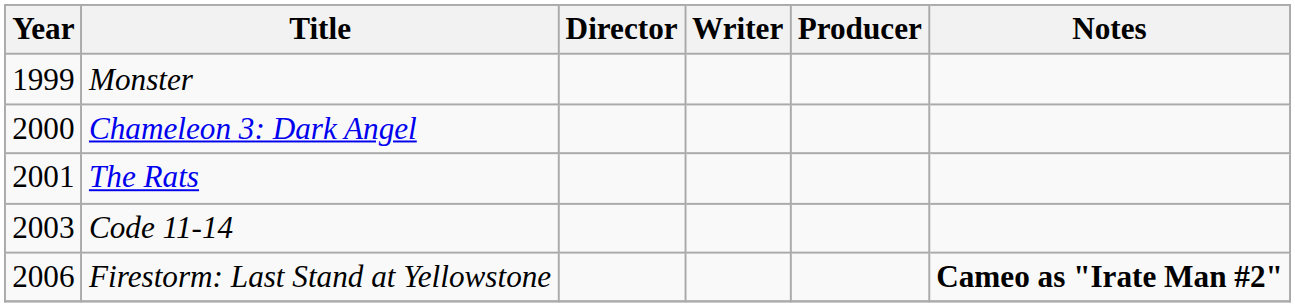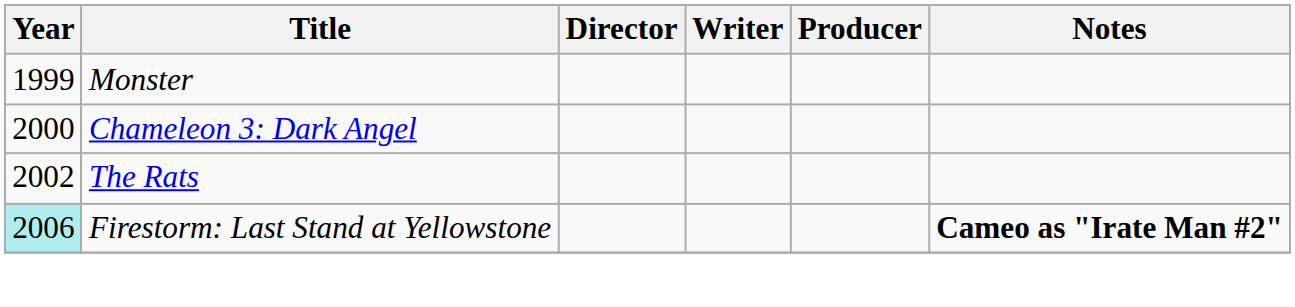(43, 177) 2001 -> (43, 177) 2002
- row: (161, 227)
(43, 276) no background -> (43, 227) paleturquoise background
